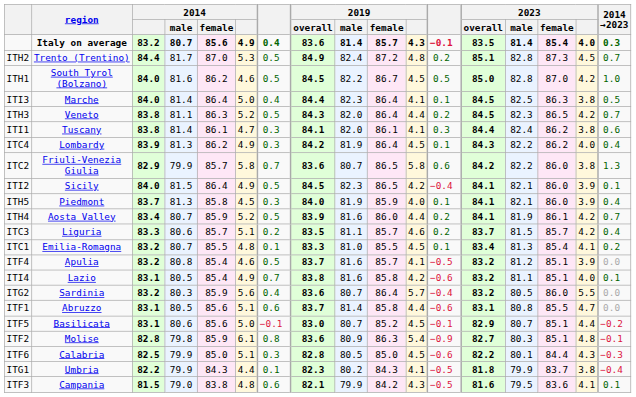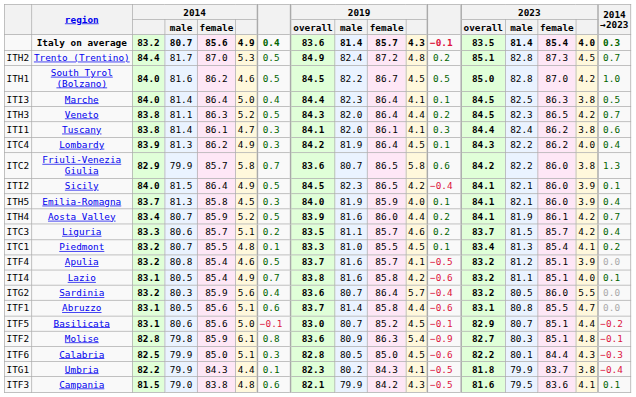(82, 201) Piedmont -> (82, 201) Emilia-Romagna
(82, 247) Emilia-Romagna -> (82, 247) Piedmont
